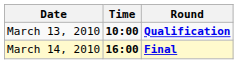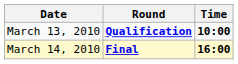columns swapped: (122, 13) <-> (187, 13)
